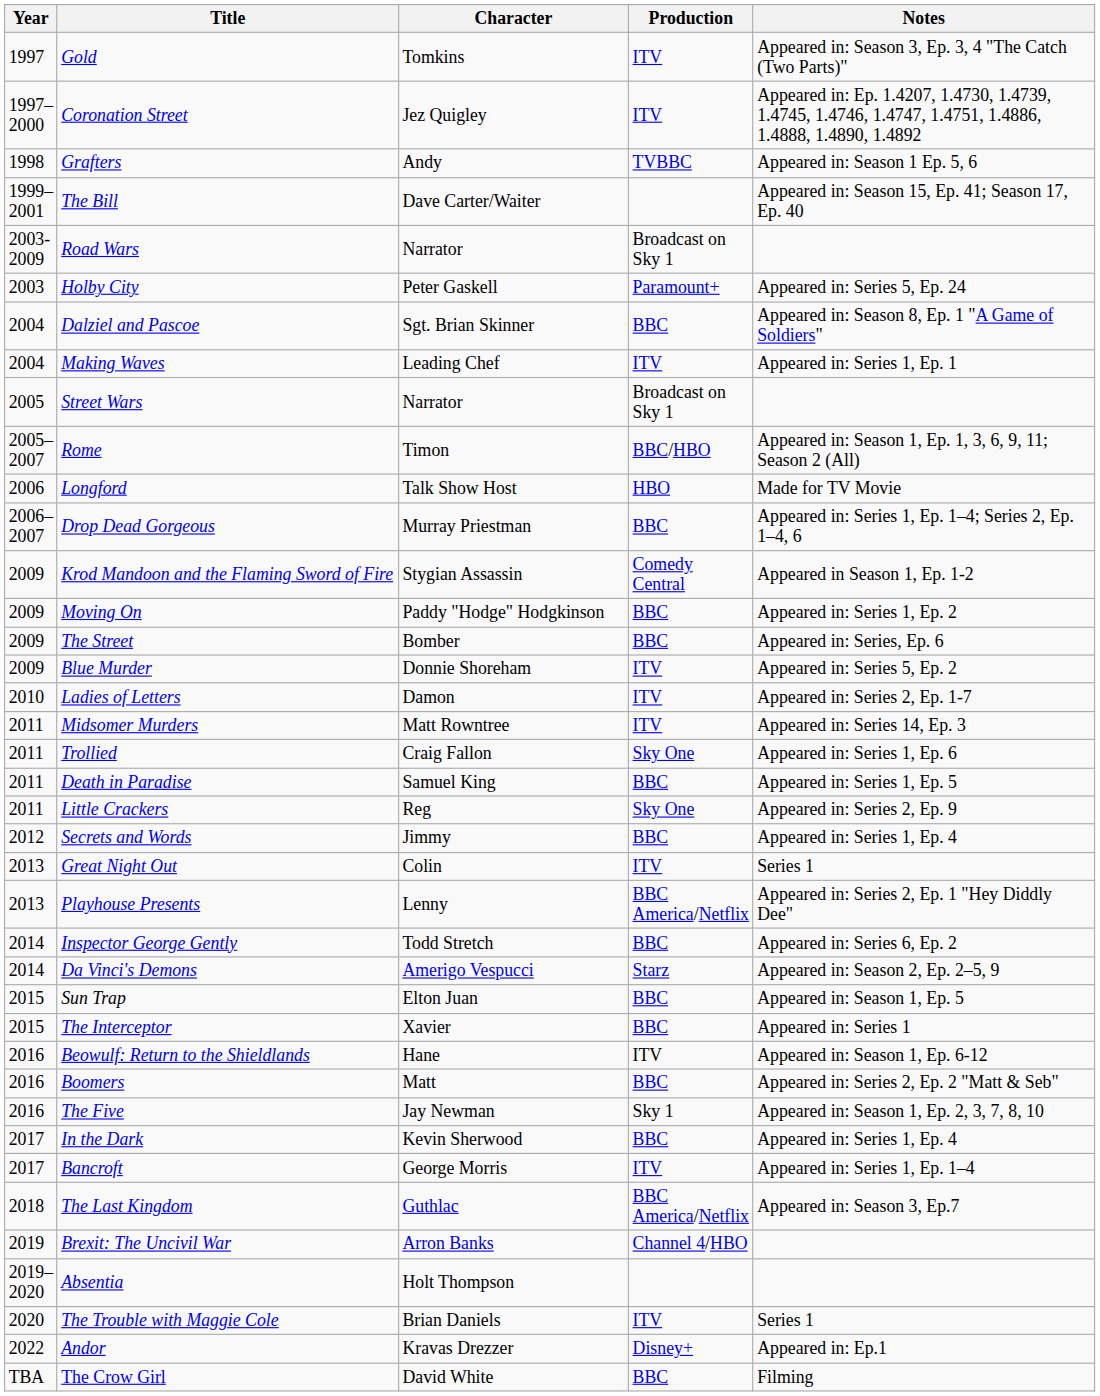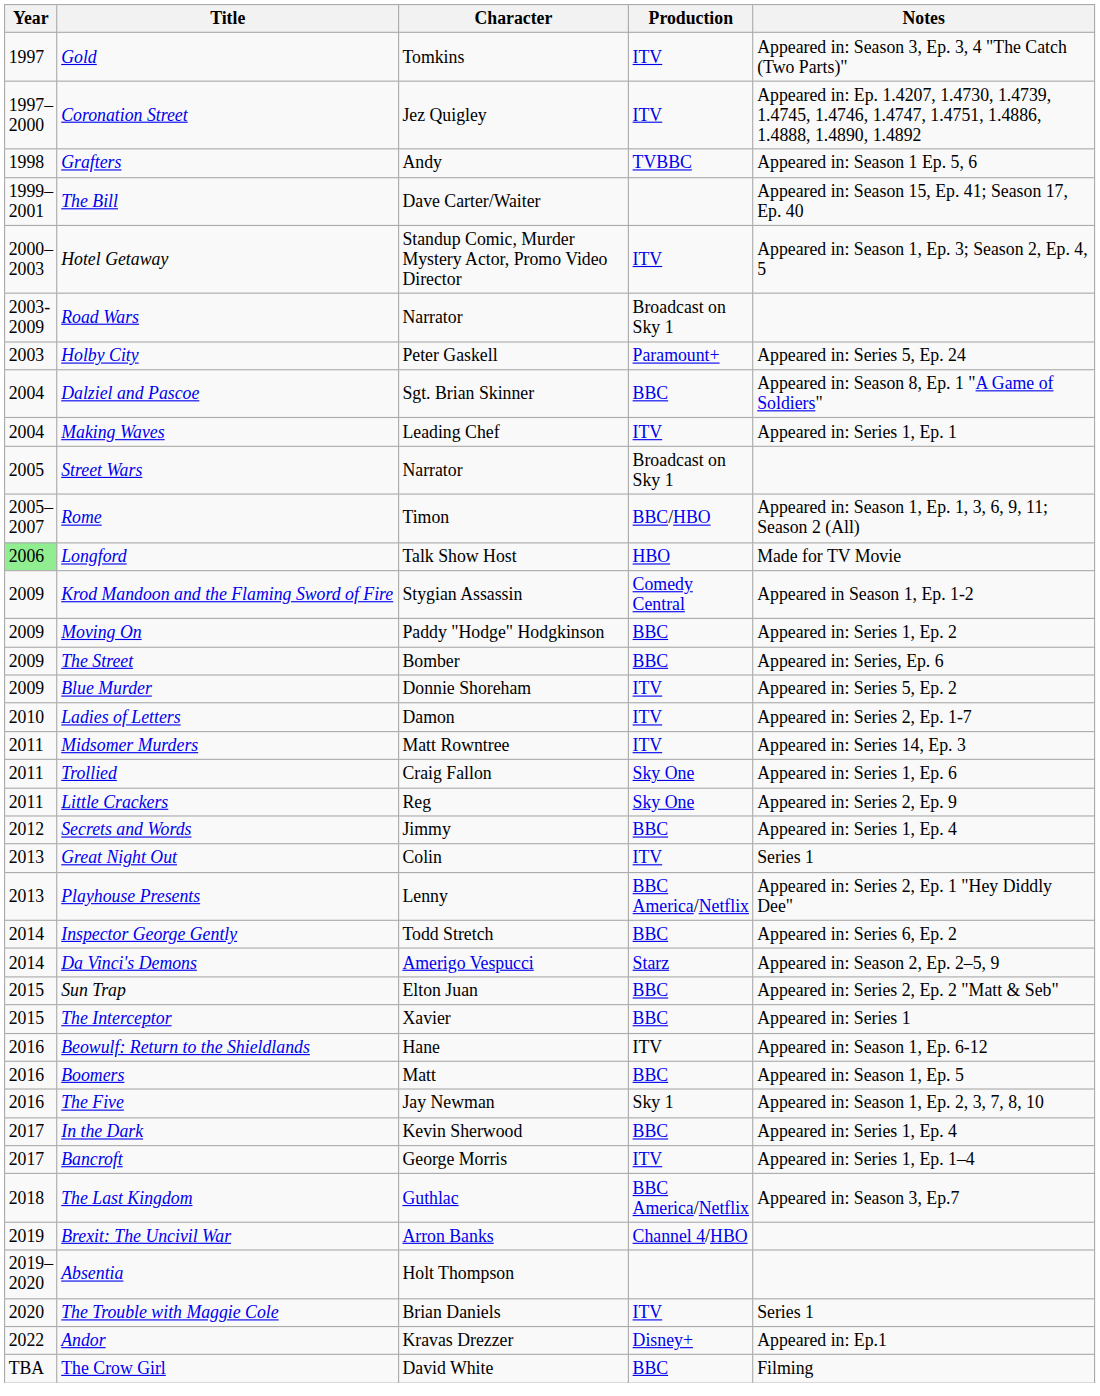+ row: (115, 259)
(26, 488) no background -> (26, 556) lightgreen background
- row: (138, 526)
- row: (126, 781)
(861, 998) Appeared in: Season 1, Ep. 5 -> (908, 990) Appeared in: Series 2, Ep. 2 "Matt & Seb"
(908, 1083) Appeared in: Series 2, Ep. 2 "Matt & Seb" -> (861, 1075) Appeared in: Season 1, Ep. 5
